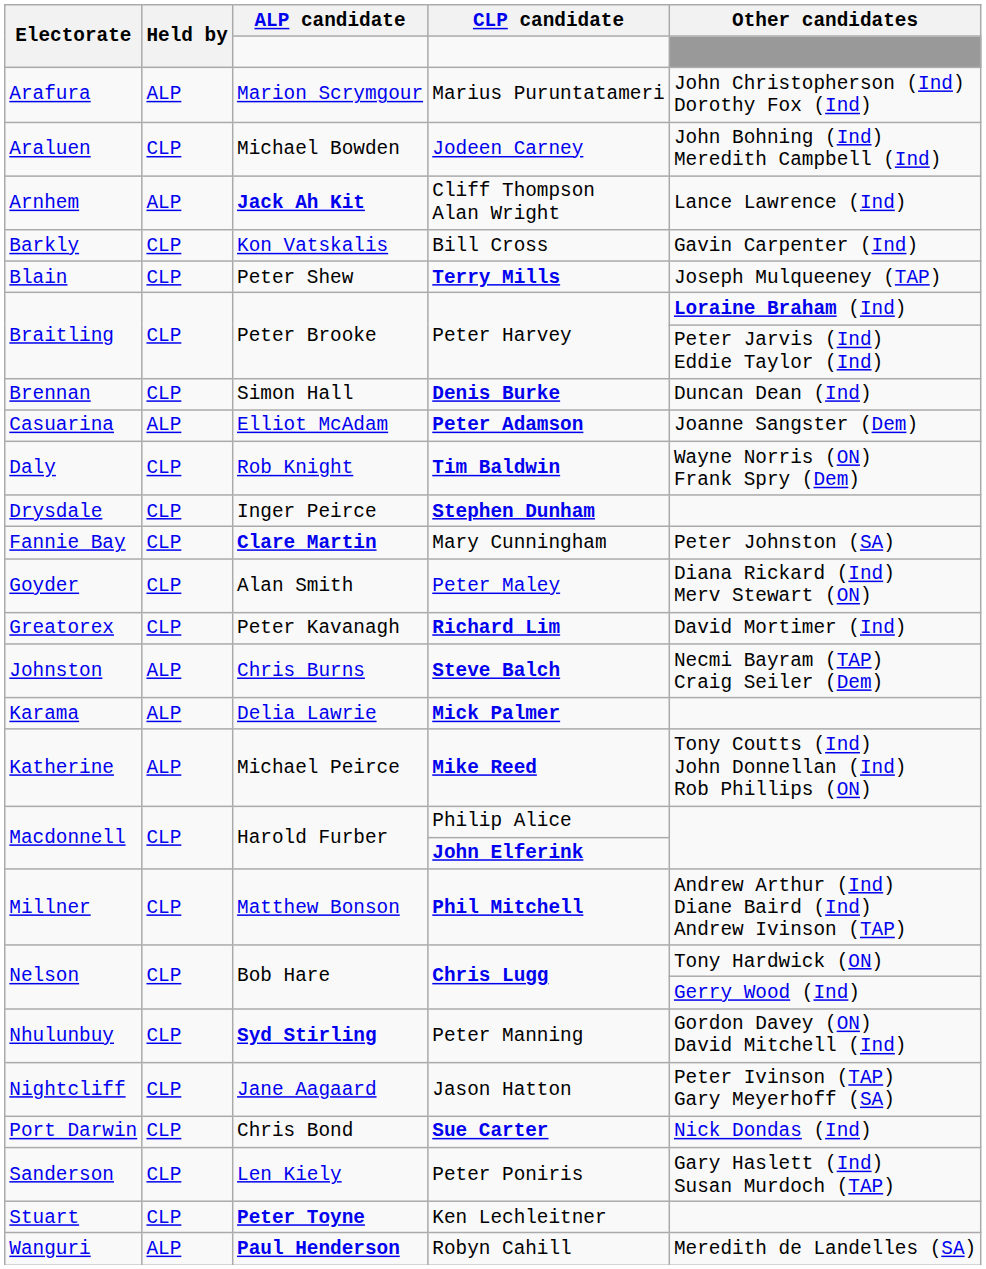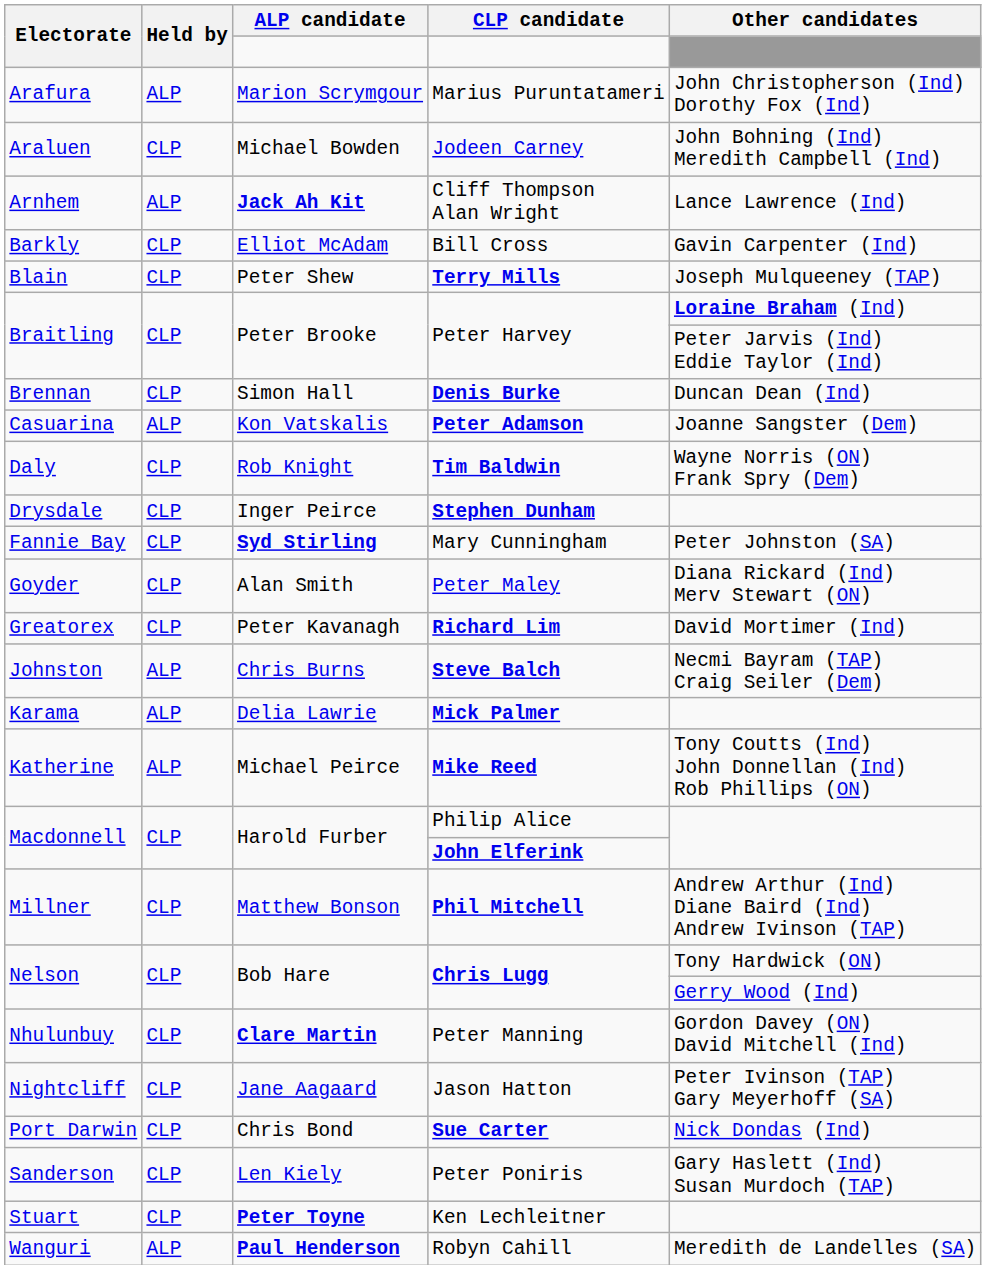(313, 245) Kon Vatskalis -> (313, 245) Elliot McAdam
(313, 426) Elliot McAdam -> (313, 426) Kon Vatskalis
(307, 543) Clare Martin -> (307, 543) Syd Stirling
(307, 1035) Syd Stirling -> (307, 1035) Clare Martin
